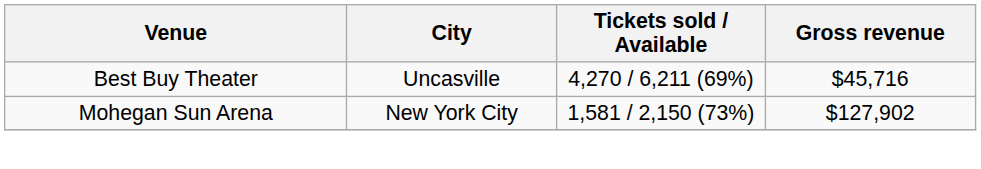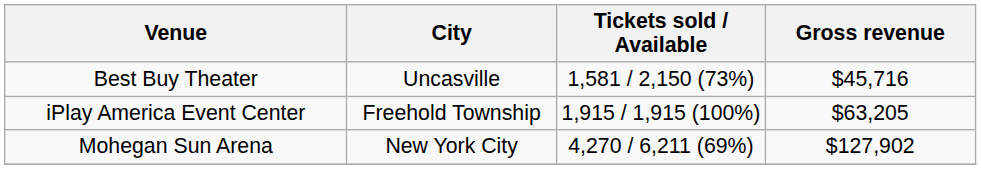(661, 79) 4,270 / 6,211 (69%) -> (661, 79) 1,581 / 2,150 (73%)
+ row: (176, 112)
(661, 112) 1,581 / 2,150 (73%) -> (661, 146) 4,270 / 6,211 (69%)
